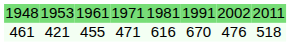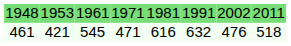(93, 32) 455 -> (93, 32) 545
(199, 32) 670 -> (199, 32) 632
